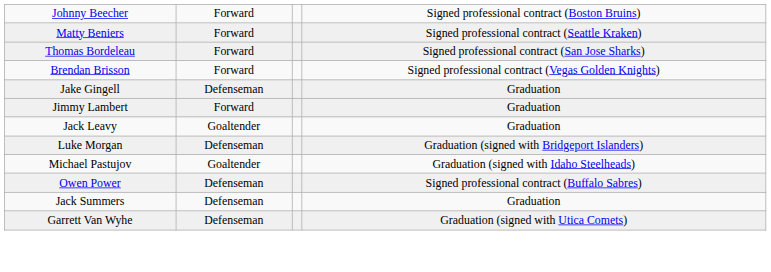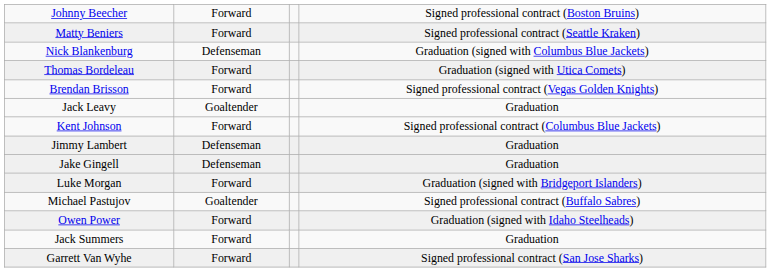+ row: (89, 51)
(534, 51) Signed professional contract (San Jose Sharks) -> (532, 70) Graduation (signed with Utica Comets)
rows swapped: (90, 88) <-> (90, 126)
+ row: (89, 126)
(234, 107) Forward -> (231, 145) Defenseman
(234, 145) Defenseman -> (231, 182) Forward
(534, 164) Graduation (signed with Idaho Steelheads) -> (532, 201) Signed professional contract (Buffalo Sabres)
(234, 182) Defenseman -> (231, 220) Forward
(534, 182) Signed professional contract (Buffalo Sabres) -> (532, 220) Graduation (signed with Idaho Steelheads)
(234, 201) Defenseman -> (231, 239) Forward
(234, 220) Defenseman -> (231, 257) Forward
(534, 220) Graduation (signed with Utica Comets) -> (532, 257) Signed professional contract (San Jose Sharks)
